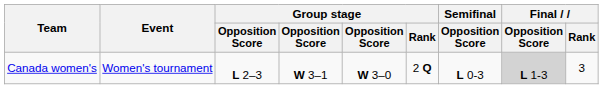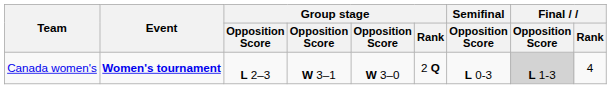(157, 68) normal -> (162, 68) bold
(582, 68) 3 -> (590, 68) 4
